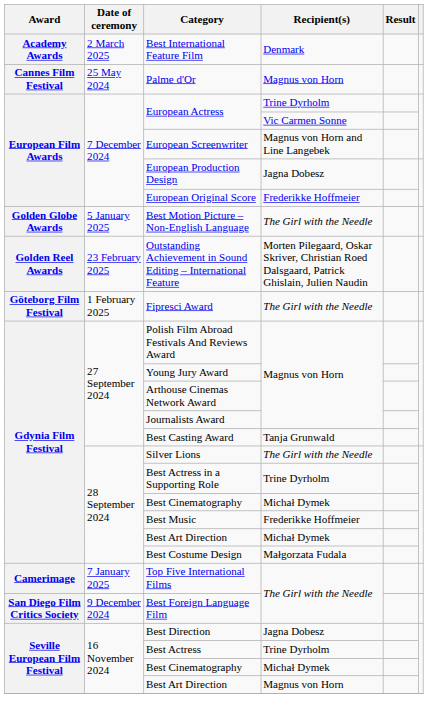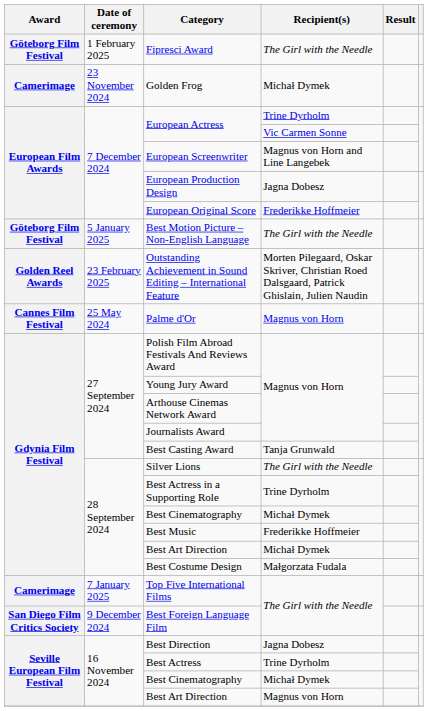- row: (106, 49)
rows swapped: (104, 79) <-> (111, 306)
+ row: (110, 85)
(44, 221) Golden Globe Awards -> (44, 234) Göteborg Film Festival
